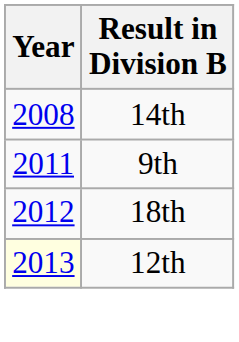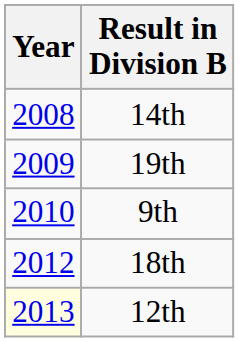+ row: (158, 163)
(43, 163) 2011 -> (43, 212) 2010
